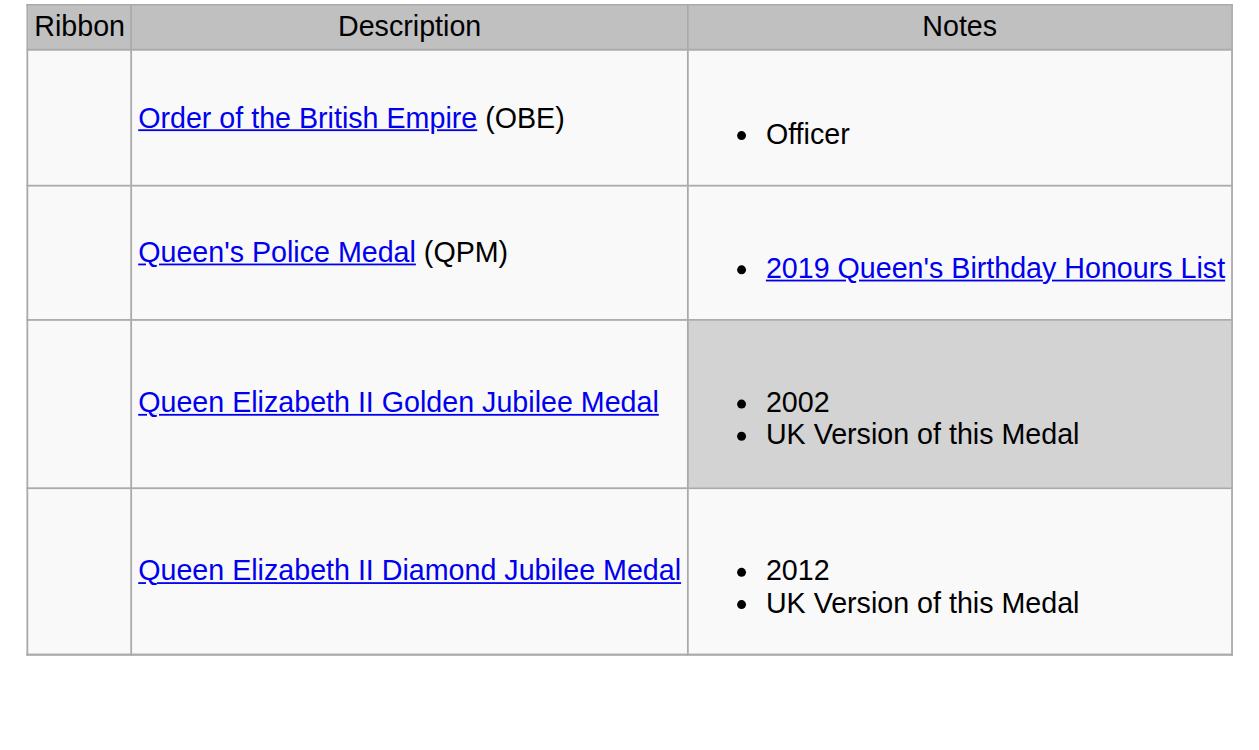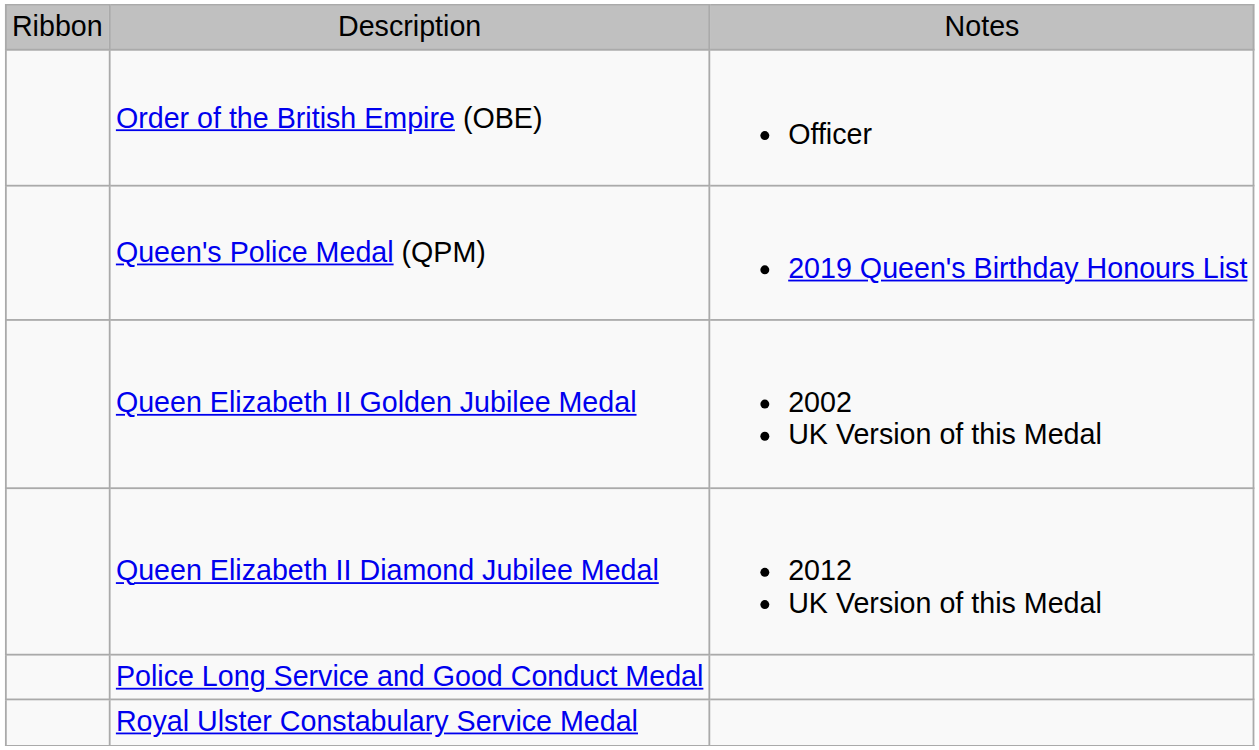(960, 420) lightgrey background -> (982, 420) no background
+ row: (410, 676)
+ row: (377, 722)
